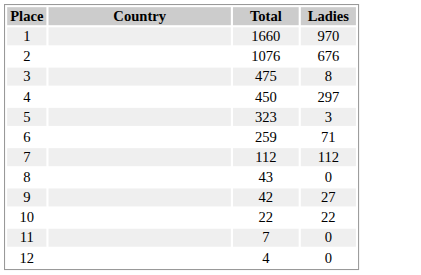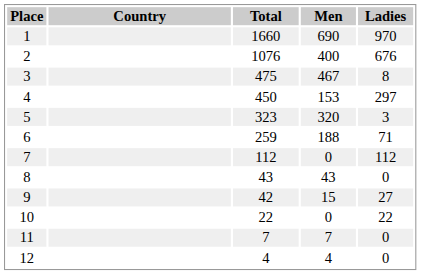+ column: (328, 16)
